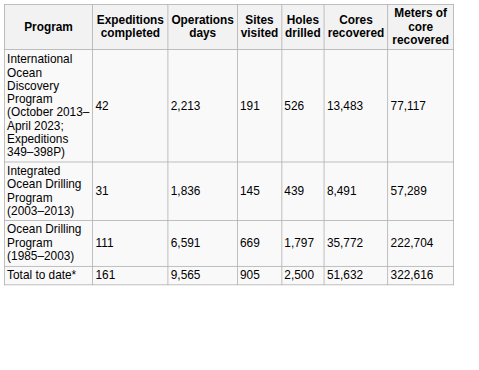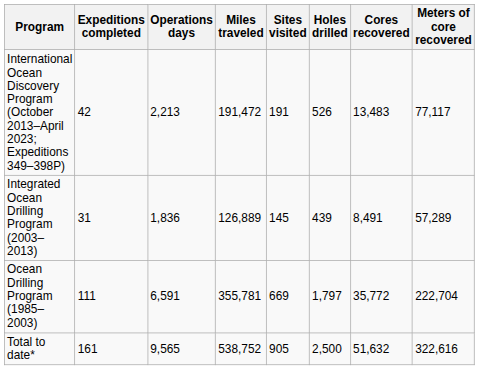+ column: (241, 27)
